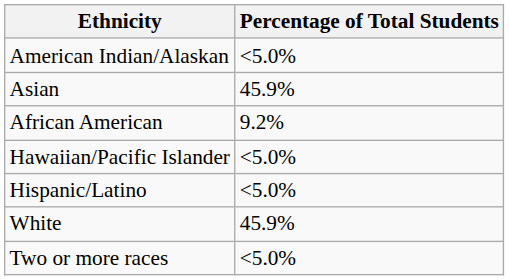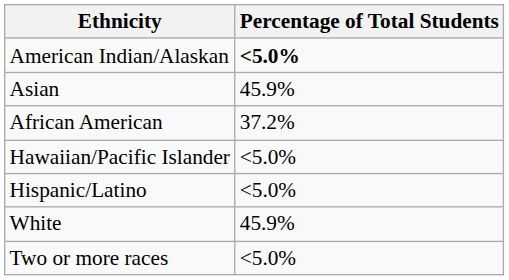(268, 55) normal -> (270, 55) bold
(262, 122) 9.2% -> (267, 122) 37.2%
